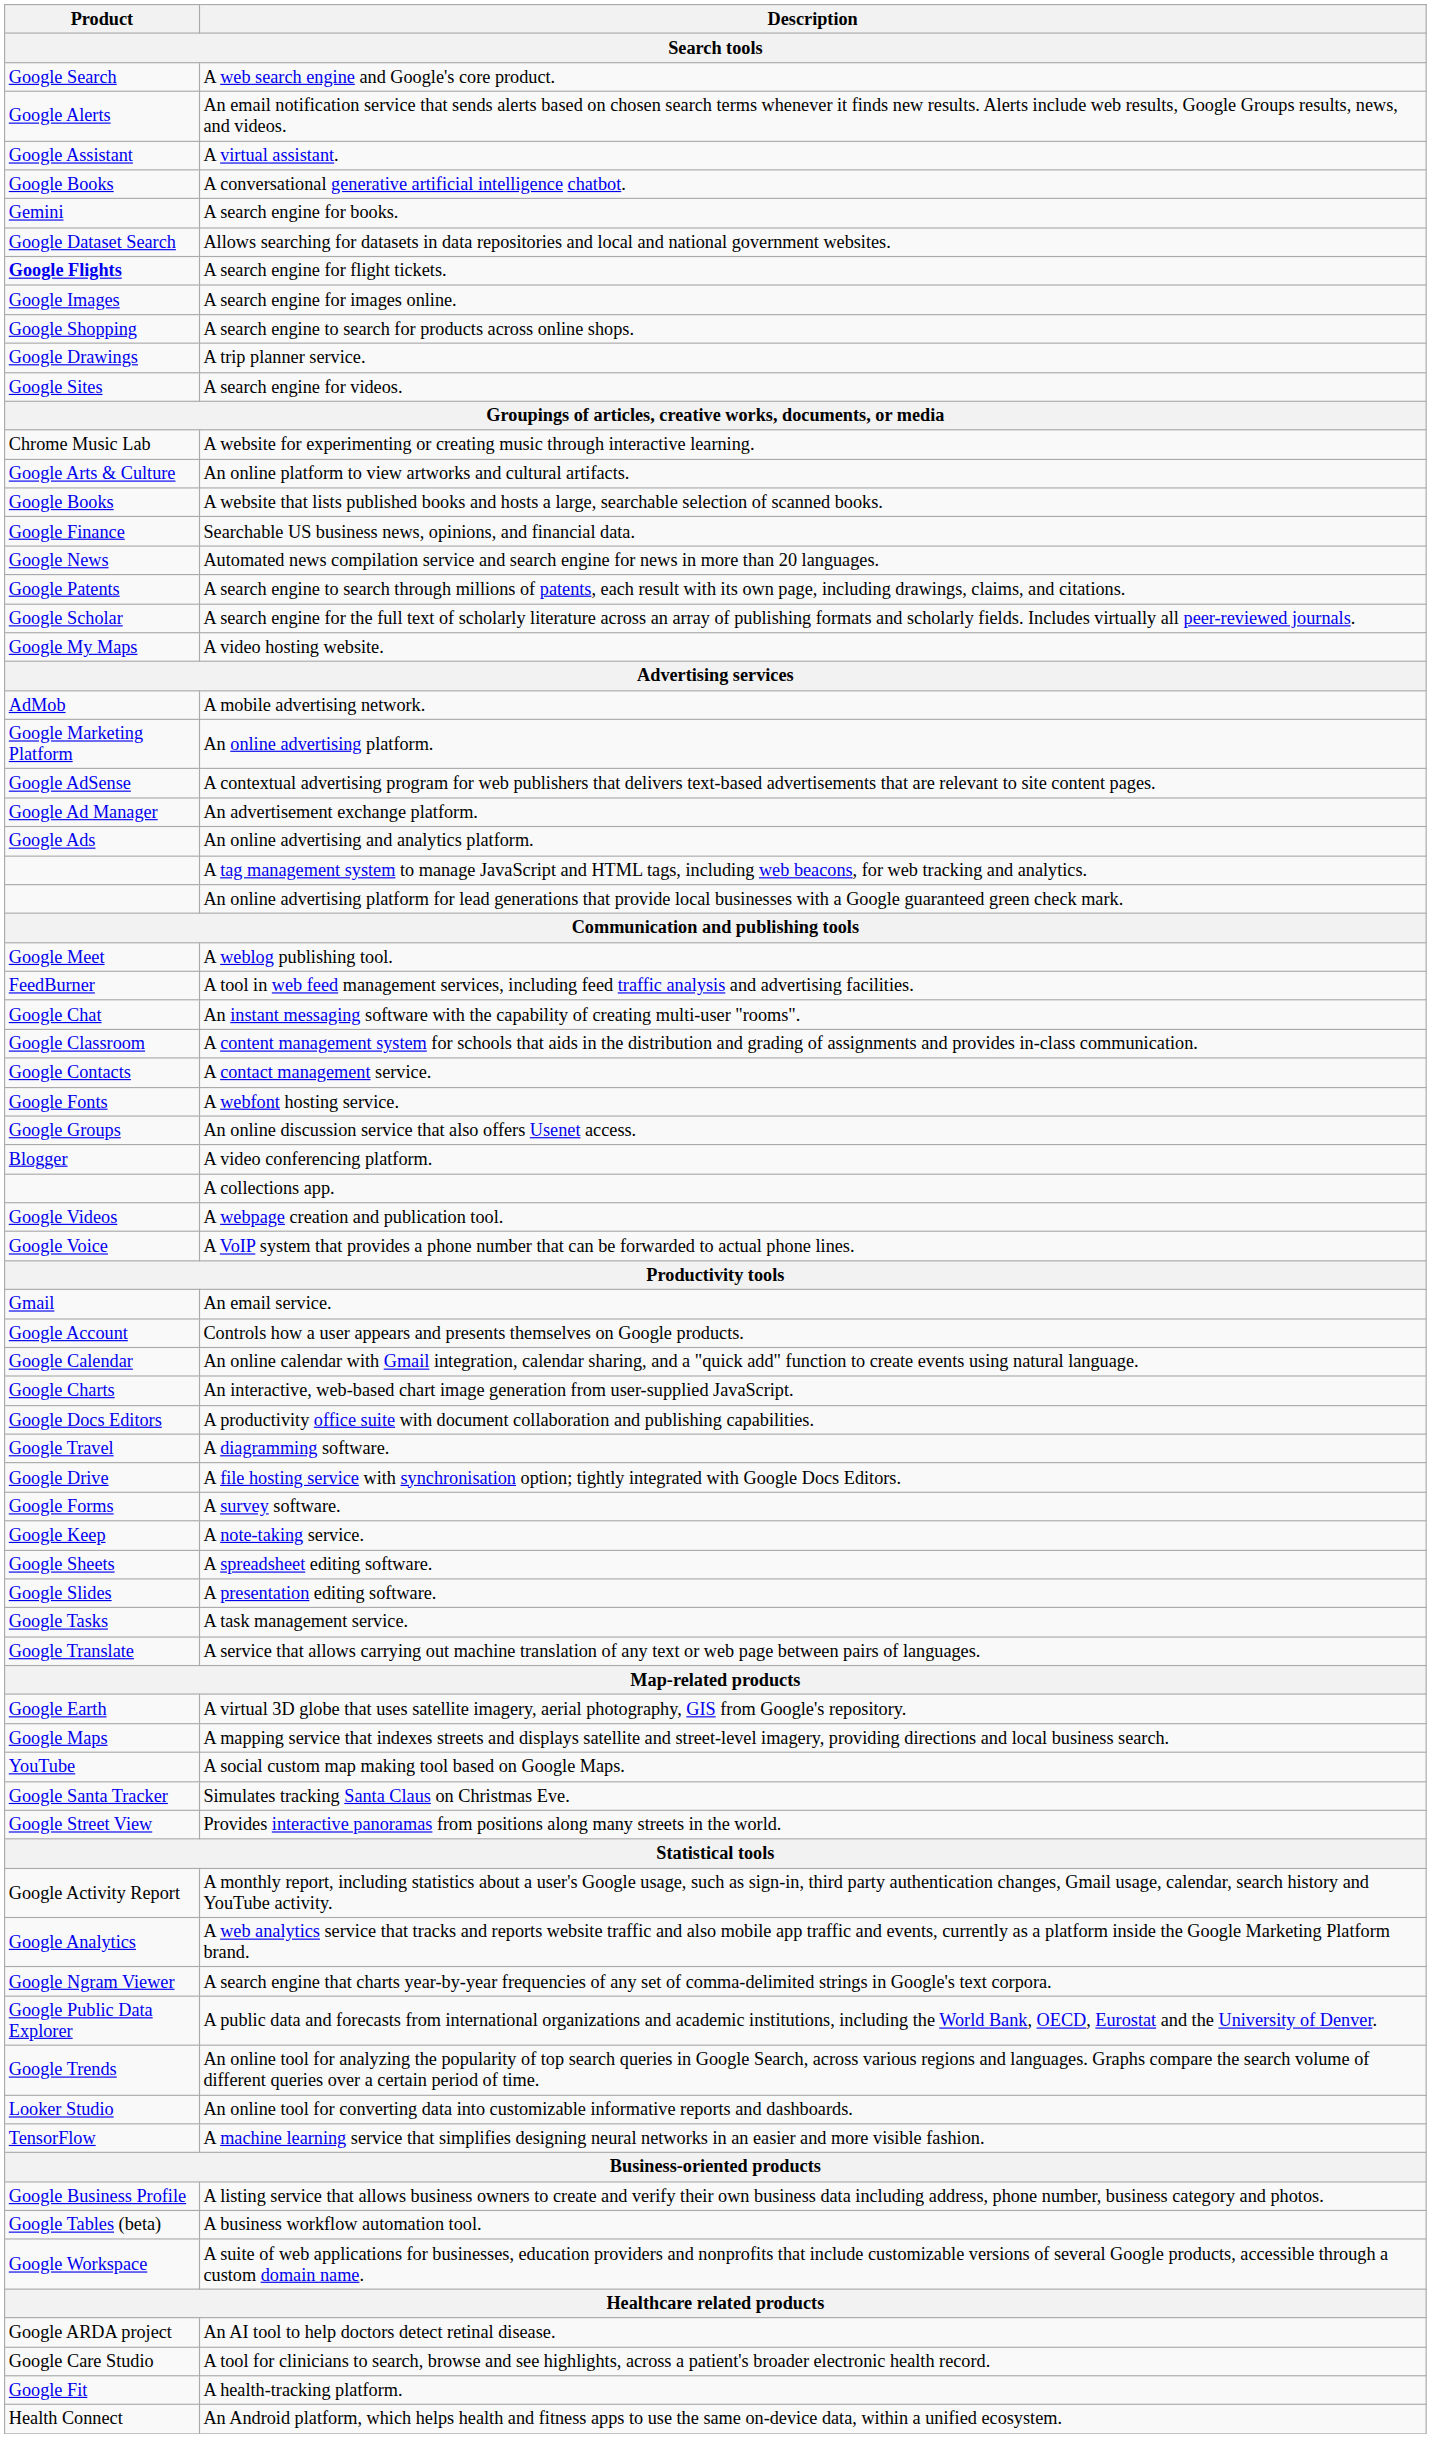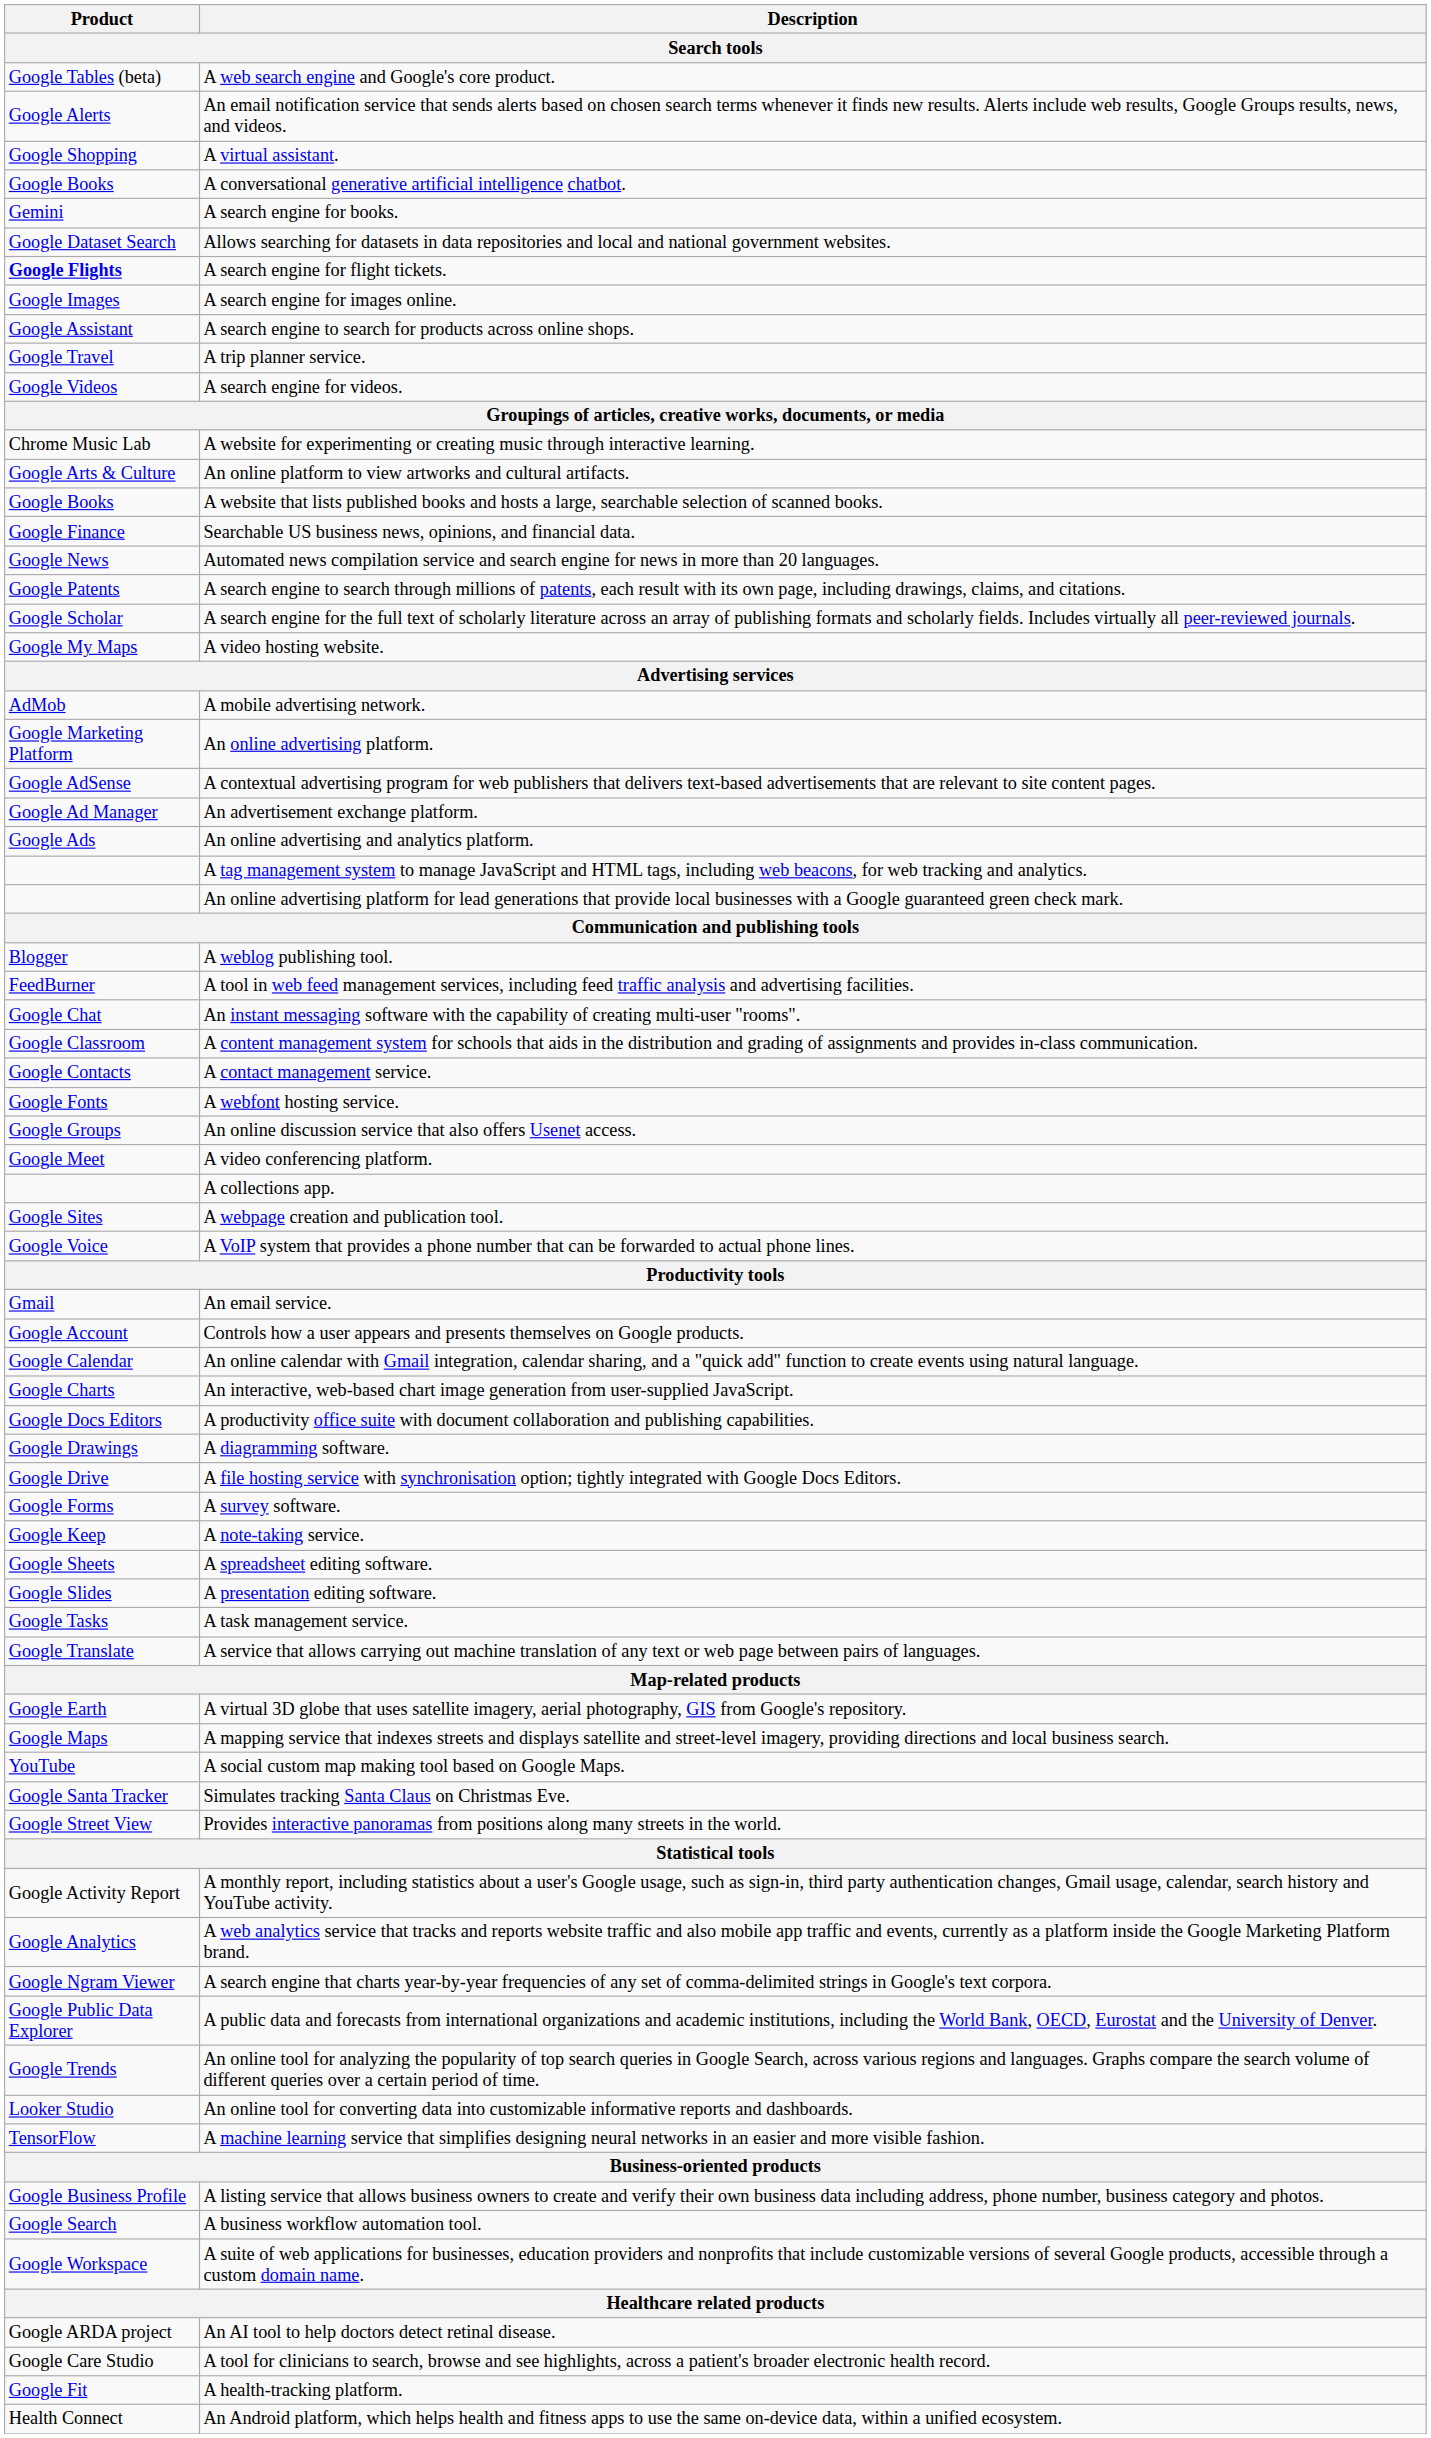(63, 76) Google Search -> (85, 76) Google Tables (beta)
(71, 155) Google Assistant -> (73, 155) Google Shopping
(73, 328) Google Shopping -> (71, 328) Google Assistant
(73, 357) Google Drawings -> (61, 357) Google Travel
(56, 386) Google Sites -> (63, 386) Google Videos
(57, 956) Google Meet -> (38, 956) Blogger
(38, 1159) Blogger -> (57, 1159) Google Meet
(63, 1217) Google Videos -> (56, 1217) Google Sites
(61, 1448) Google Travel -> (73, 1448) Google Drawings
(85, 2224) Google Tables (beta) -> (63, 2224) Google Search
